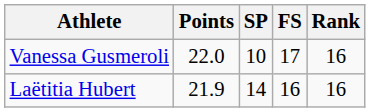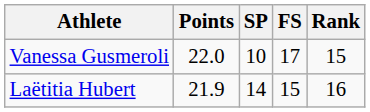(336, 56) 16 -> (336, 56) 15
(290, 90) 16 -> (290, 90) 15
